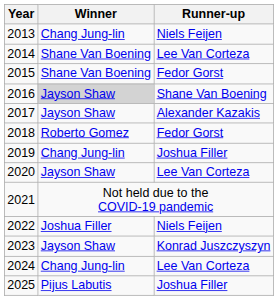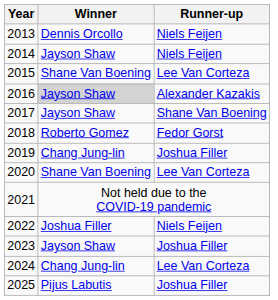(83, 34) Chang Jung-lin -> (82, 34) Dennis Orcollo
(96, 53) Shane Van Boening -> (78, 53) Jayson Shaw
(203, 53) Lee Van Corteza -> (189, 53) Niels Feijen
(190, 73) Fedor Gorst -> (203, 73) Lee Van Corteza
(212, 93) Shane Van Boening -> (208, 93) Alexander Kazakis
(208, 113) Alexander Kazakis -> (212, 113) Shane Van Boening
(78, 172) Jayson Shaw -> (96, 172) Shane Van Boening
(214, 246) Konrad Juszczyszyn -> (192, 246) Joshua Filler
